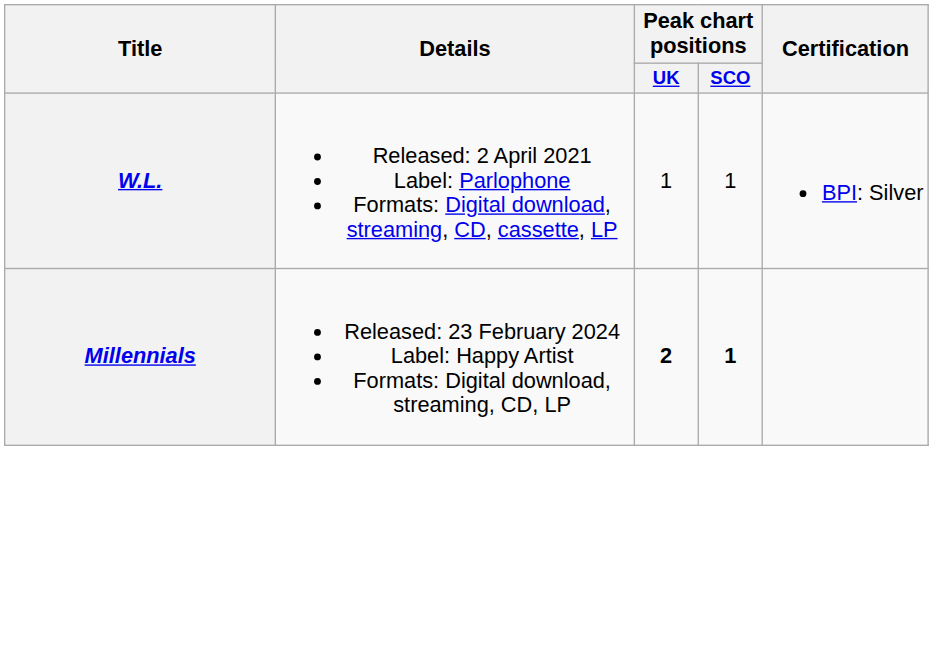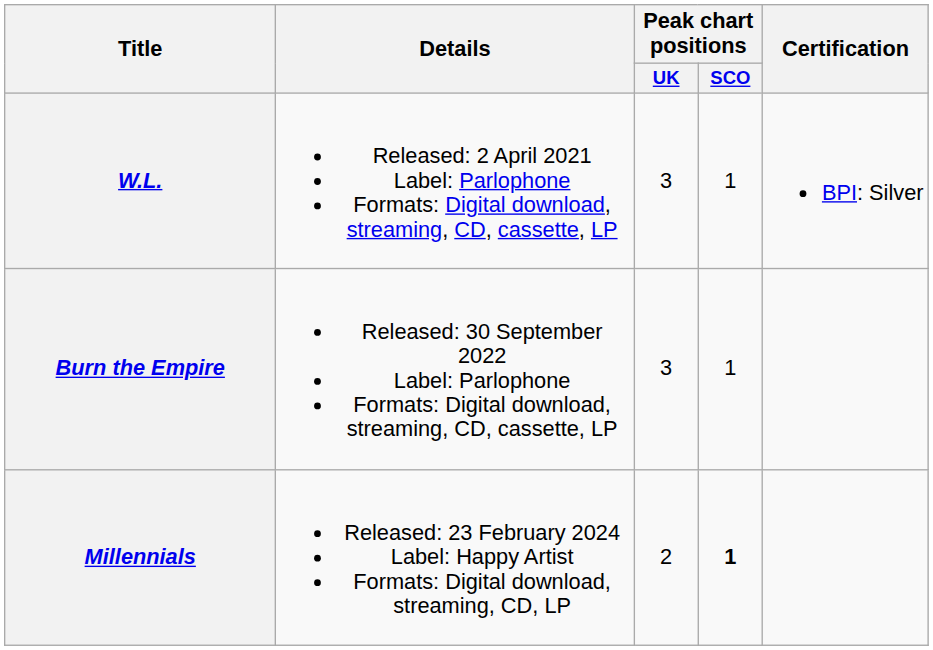(666, 180) 1 -> (666, 180) 3
+ row: (140, 368)
(666, 356) bold -> (666, 556) normal
